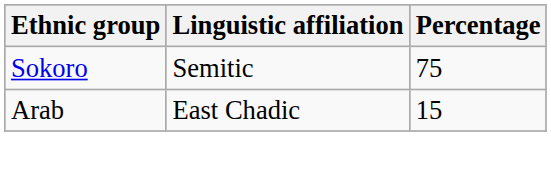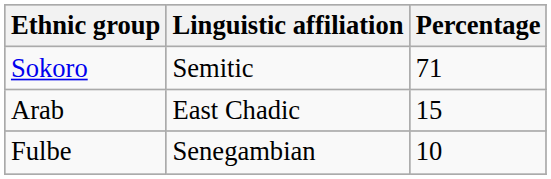(429, 67) 75 -> (429, 67) 71
+ row: (41, 151)
